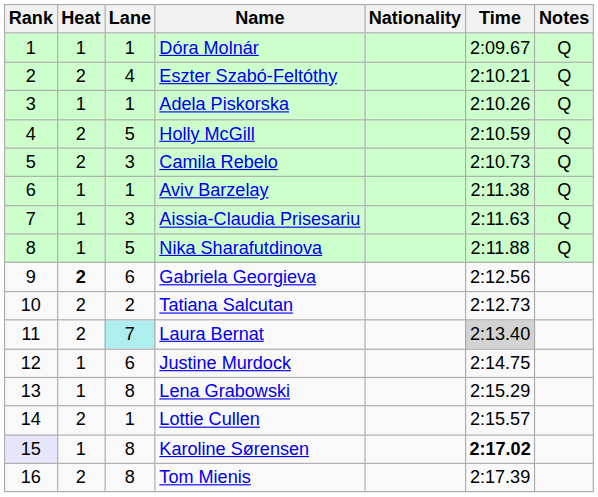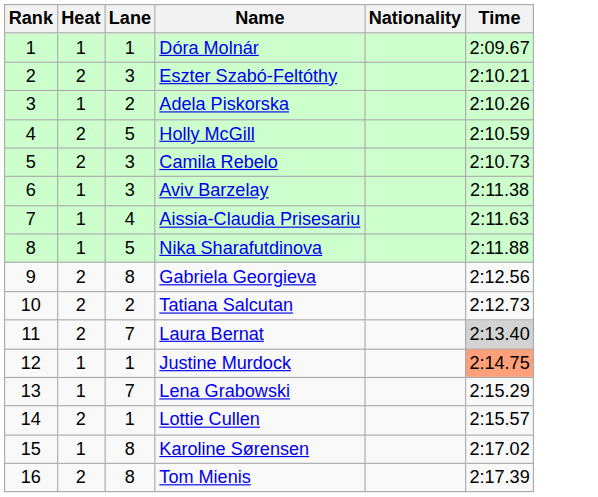- column: (564, 18)
(130, 76) 4 -> (130, 76) 3
(130, 104) 1 -> (130, 104) 2
(130, 190) 1 -> (130, 190) 3
(130, 219) 3 -> (130, 219) 4
(81, 276) bold -> (81, 276) normal
(130, 276) 6 -> (130, 276) 8
(130, 334) paleturquoise background -> (130, 334) no background
(130, 362) 6 -> (130, 362) 1
(500, 362) no background -> (500, 362) lightsalmon background
(130, 391) 8 -> (130, 391) 7
(31, 448) lavender background -> (31, 448) no background
(500, 448) bold -> (500, 448) normal
